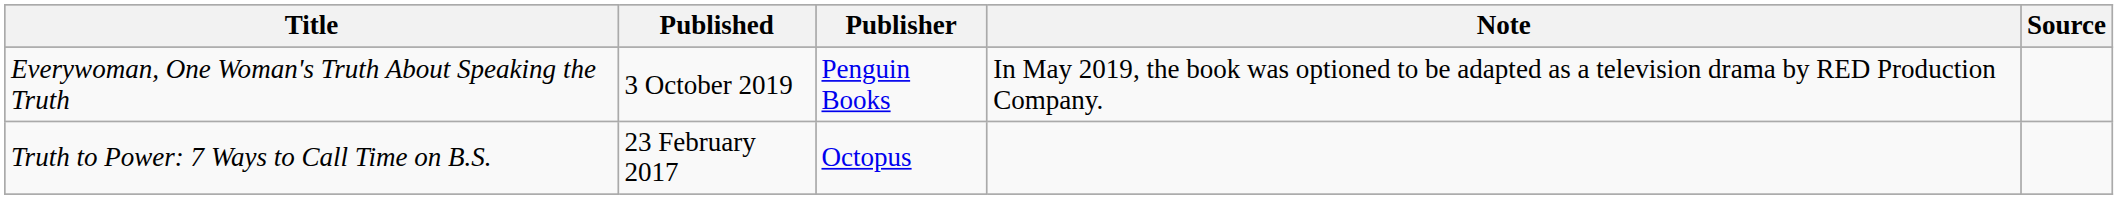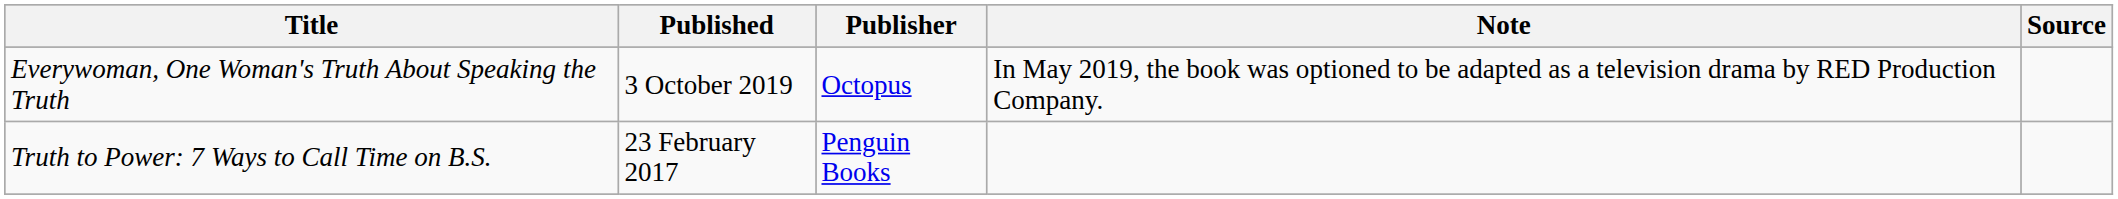(866, 84) Penguin Books -> (867, 84) Octopus
(867, 157) Octopus -> (866, 157) Penguin Books
